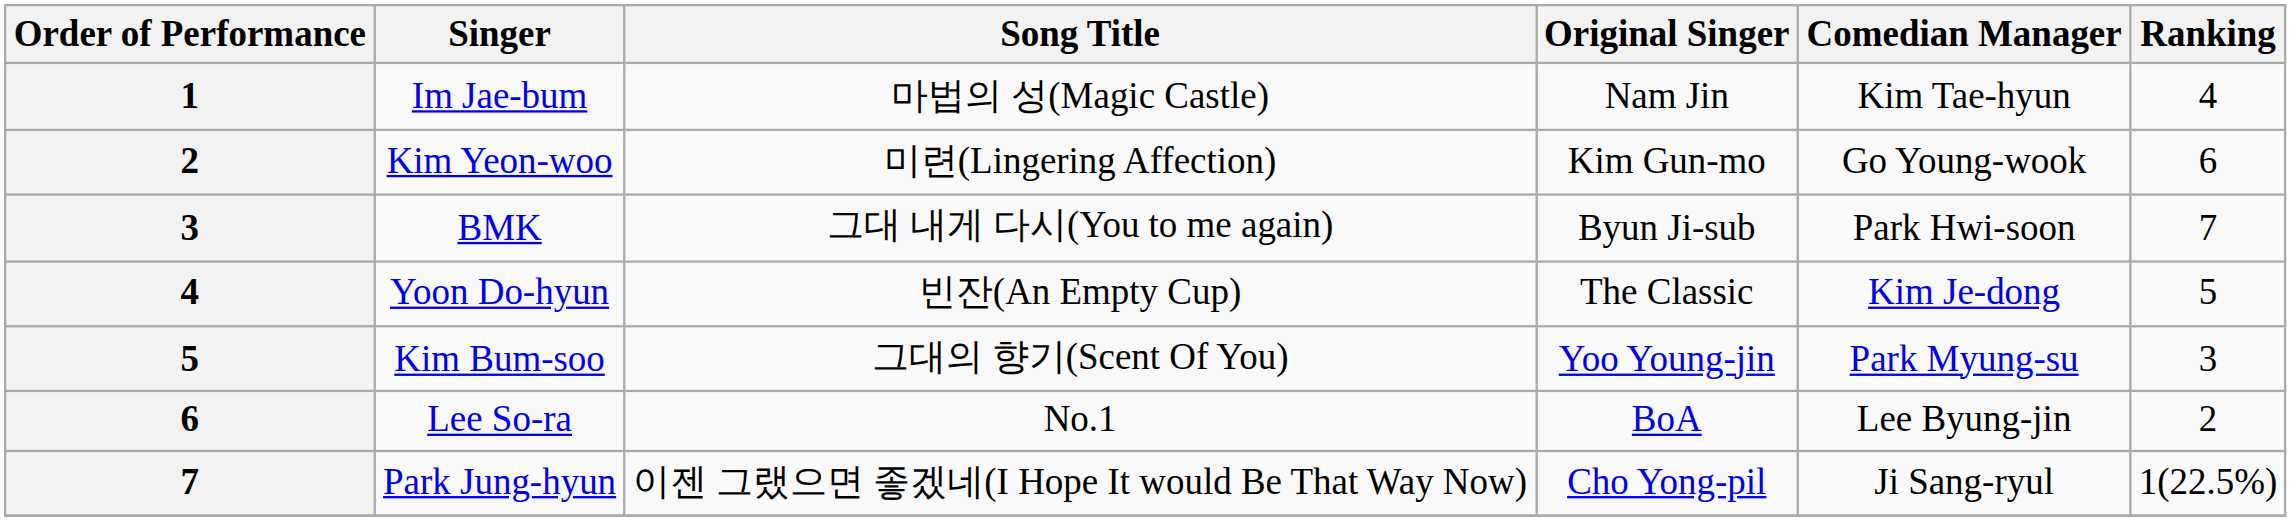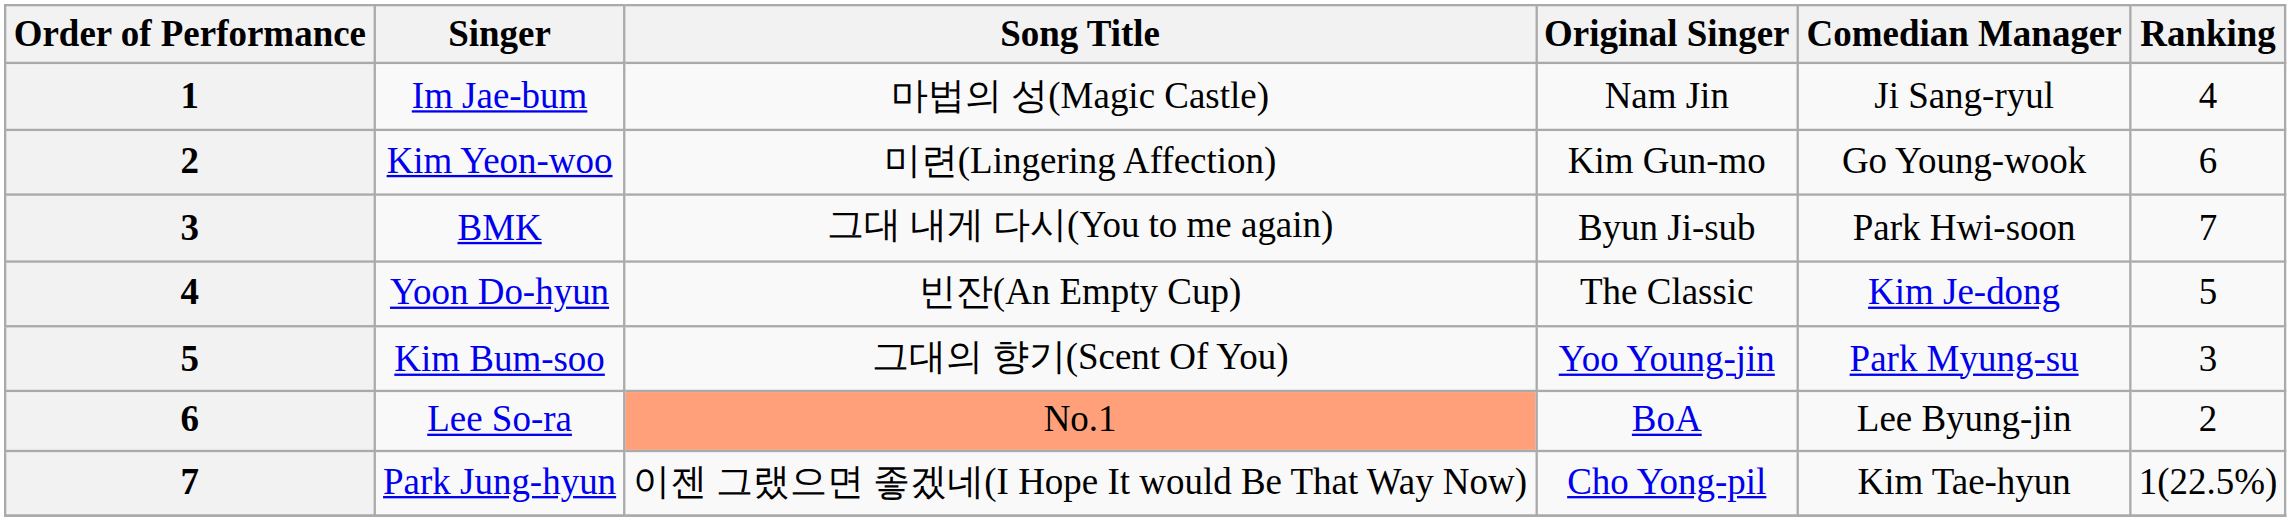(1964, 95) Kim Tae-hyun -> (1964, 95) Ji Sang-ryul
(1080, 420) no background -> (1080, 420) lightsalmon background
(1964, 482) Ji Sang-ryul -> (1964, 482) Kim Tae-hyun
